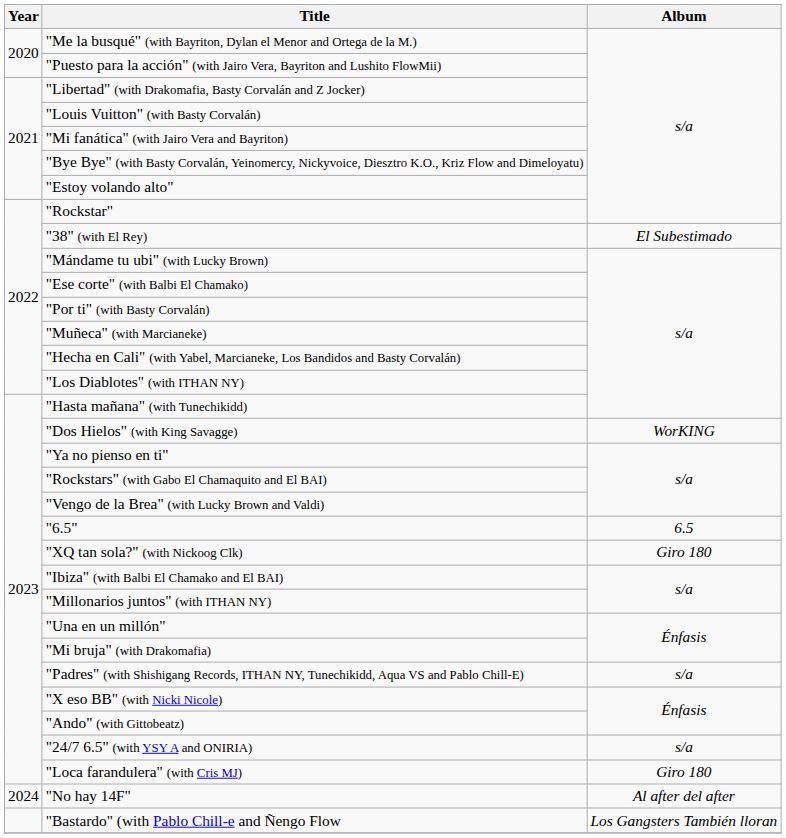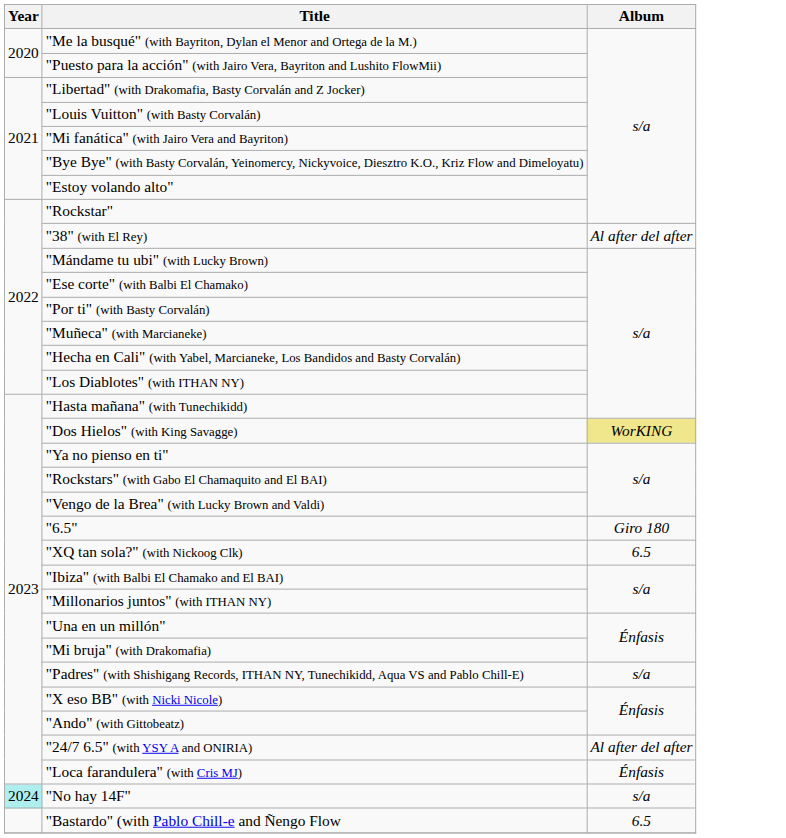(684, 235) El Subestimado -> (641, 235) Al after del after
(684, 430) no background -> (641, 430) khaki background
(684, 528) 6.5 -> (641, 528) Giro 180
(684, 552) Giro 180 -> (641, 552) 6.5
(684, 747) s/a -> (641, 747) Al after del after
(684, 771) Giro 180 -> (641, 771) Énfasis
(23, 796) no background -> (23, 796) paleturquoise background
(684, 796) Al after del after -> (641, 796) s/a
(684, 820) Los Gangsters También lloran -> (641, 820) 6.5
